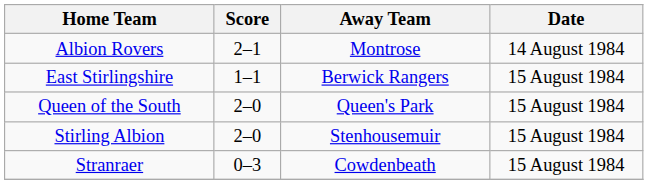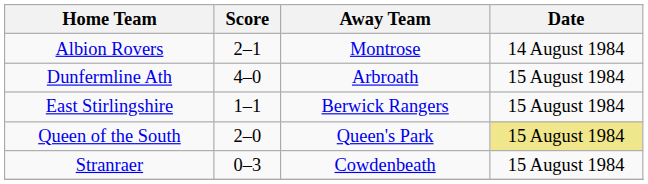+ row: (109, 77)
(566, 106) no background -> (566, 135) khaki background
- row: (109, 135)
